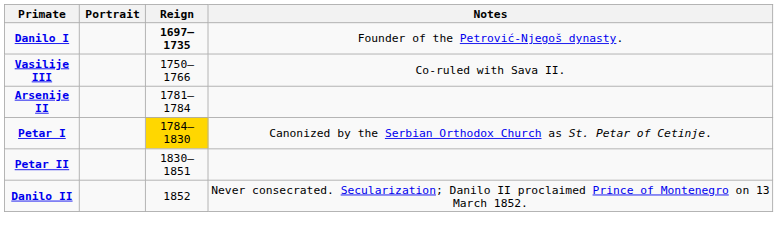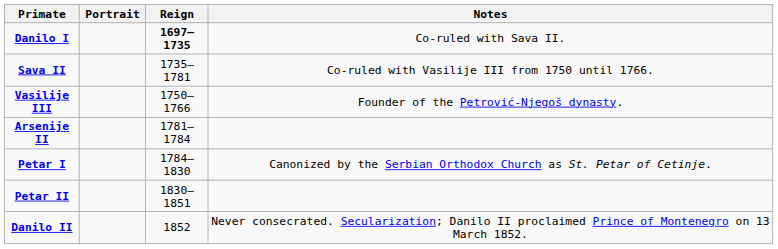(490, 39) Founder of the Petrović-Njegoš dynasty. -> (490, 39) Co-ruled with Sava II.
+ row: (42, 70)
(490, 70) Co-ruled with Sava II. -> (490, 102) Founder of the Petrović-Njegoš dynasty.
(177, 133) gold background -> (177, 165) no background
